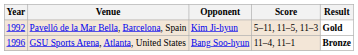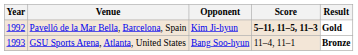(286, 28) normal -> (286, 28) bold
(16, 43) 1996 -> (16, 43) 1993
